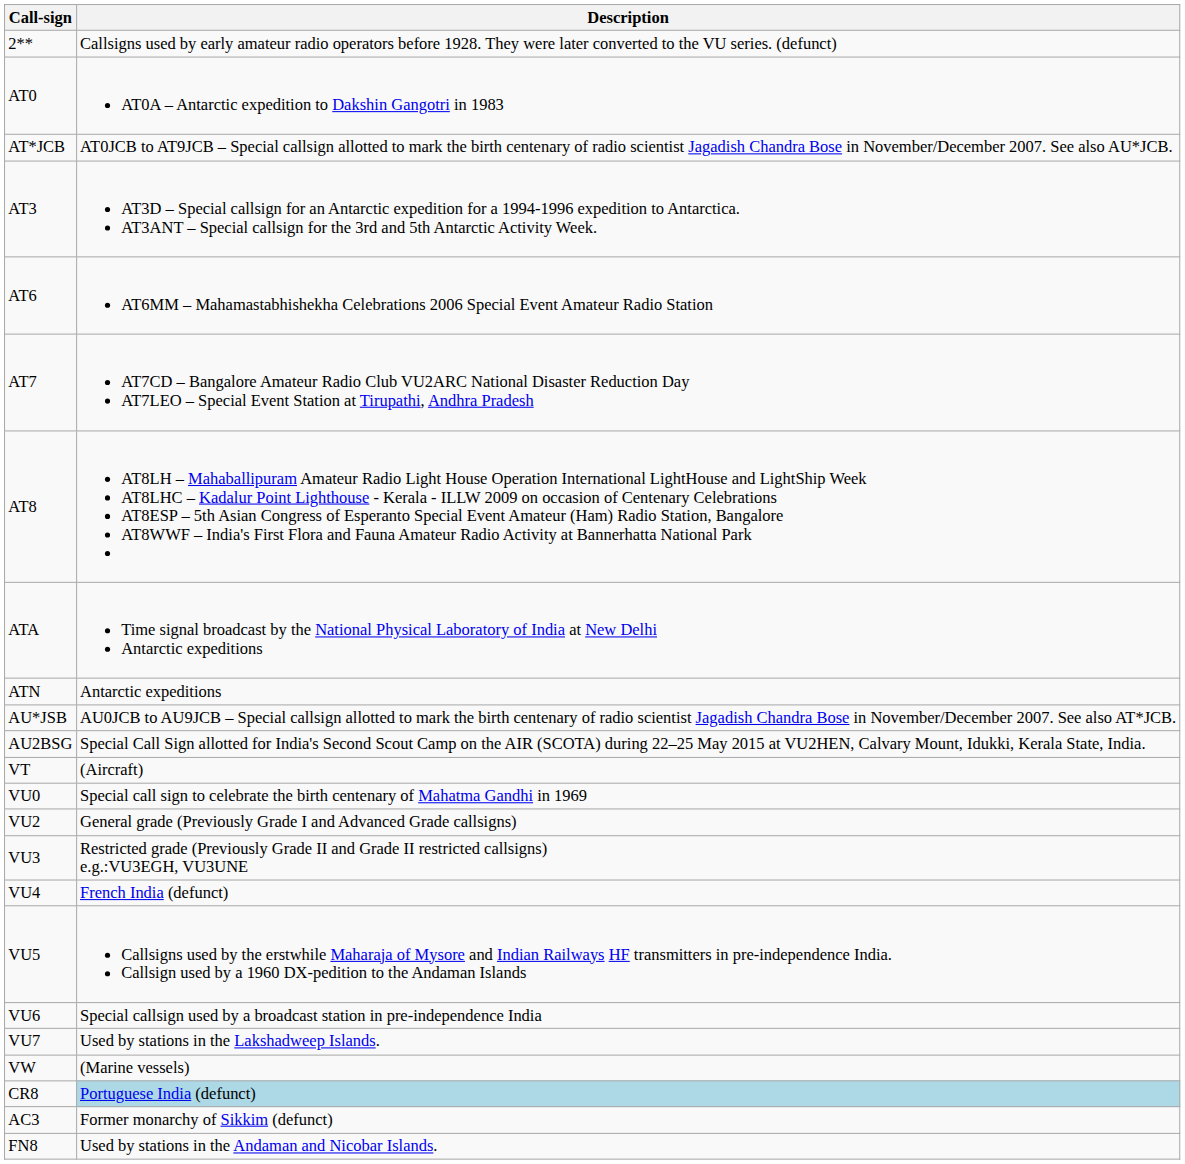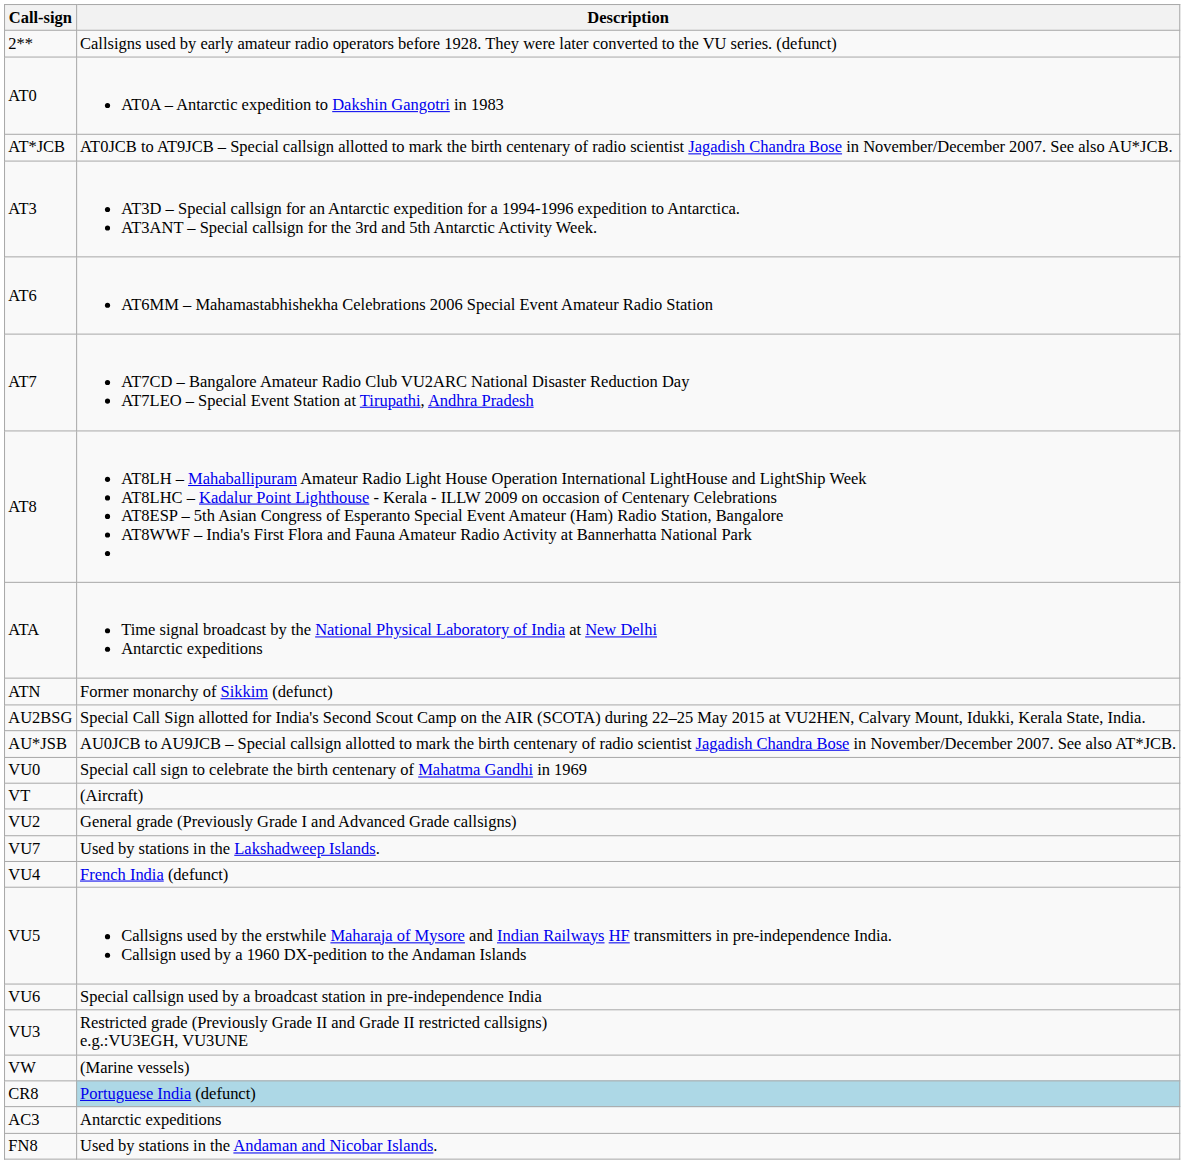(151, 691) Antarctic expeditions -> (206, 691) Former monarchy of Sikkim (defunct)
rows swapped: (38, 717) <-> (40, 743)
rows swapped: (19, 769) <-> (24, 796)
rows swapped: (24, 857) <-> (24, 1041)
(206, 1119) Former monarchy of Sikkim (defunct) -> (151, 1119) Antarctic expeditions
